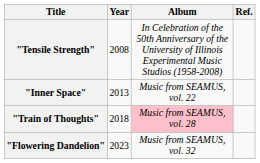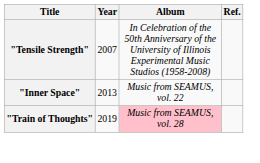(119, 49) 2008 -> (107, 49) 2007
(119, 119) 2018 -> (107, 119) 2019
- row: (56, 145)
